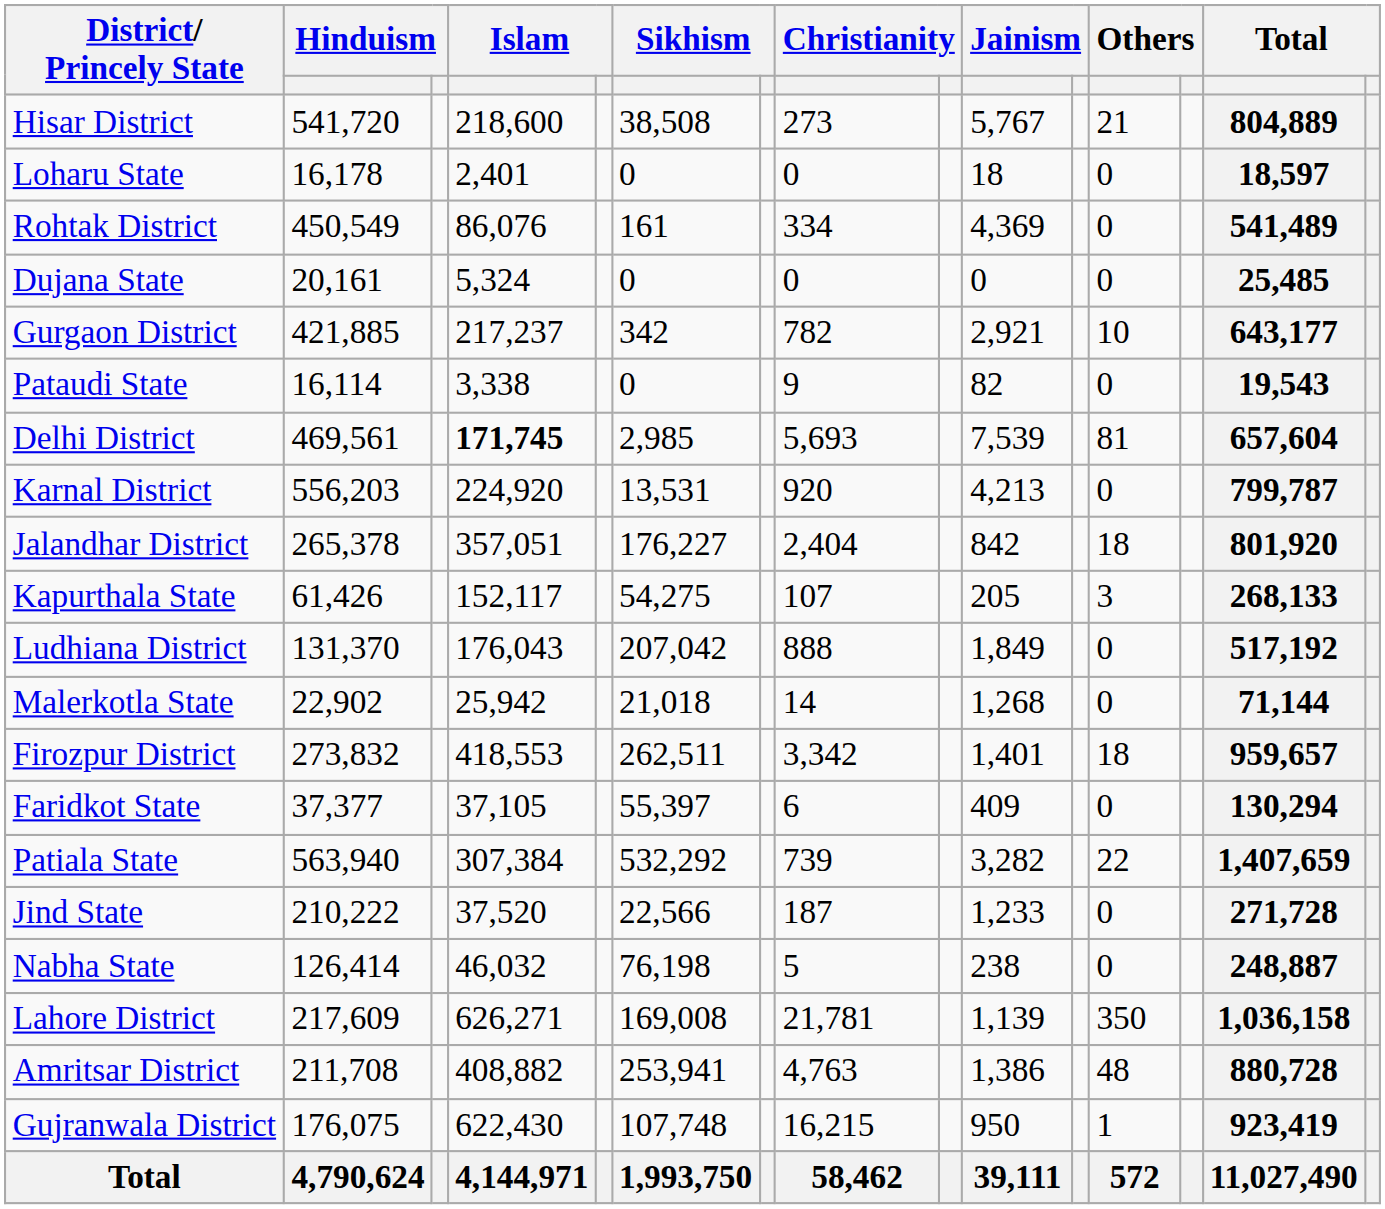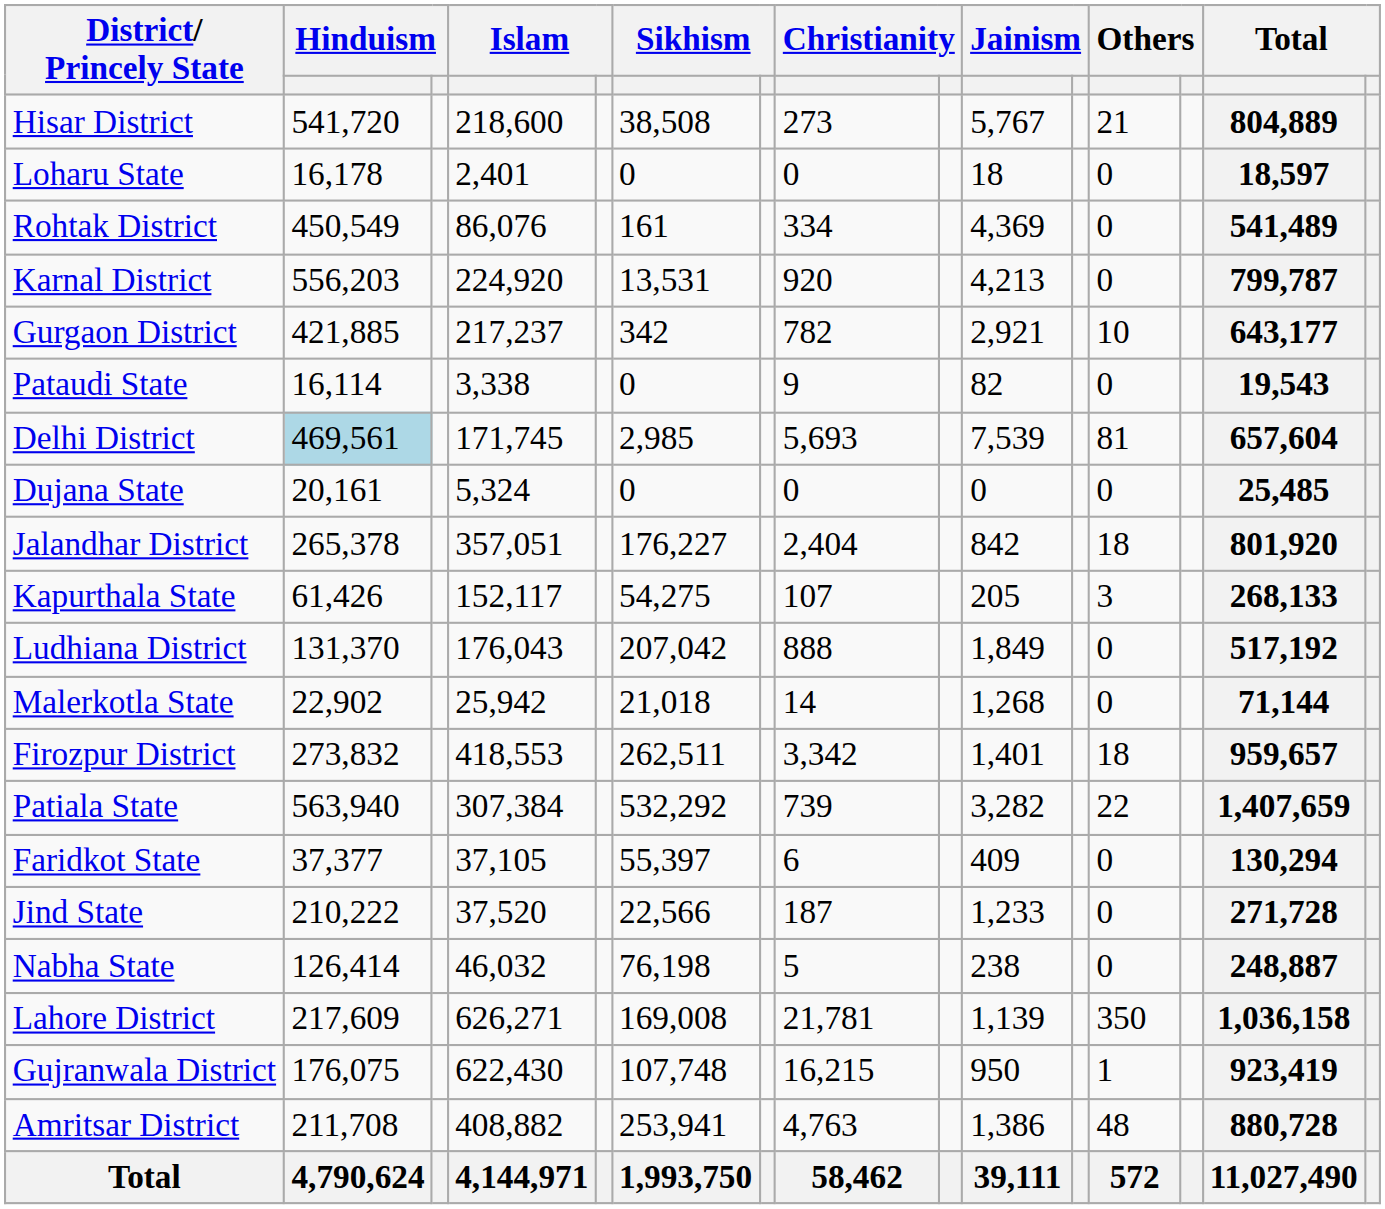rows swapped: (98, 279) <-> (112, 490)
(346, 437) no background -> (346, 437) lightblue background
(509, 437) bold -> (509, 437) normal
rows swapped: (107, 807) <-> (95, 860)
rows swapped: (126, 1071) <-> (144, 1123)
